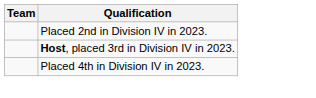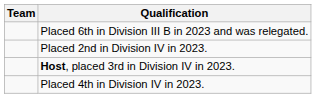+ row: (174, 31)
